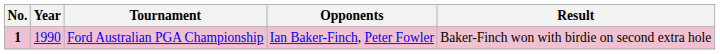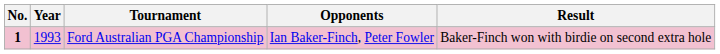(47, 38) 1990 -> (47, 38) 1993
